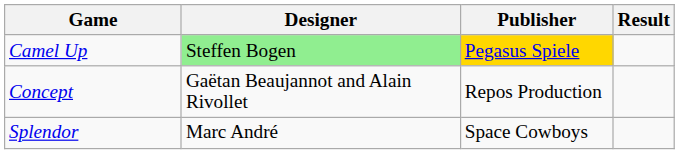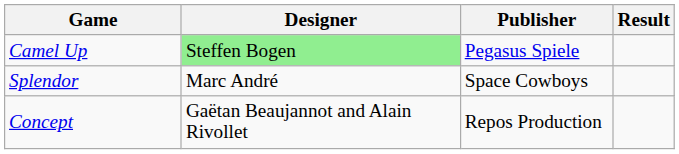(522, 50) gold background -> (522, 50) no background
rows swapped: (41, 91) <-> (44, 132)
